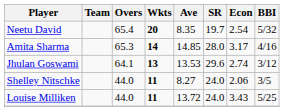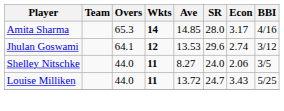- row: (34, 30)
(153, 64) 13 -> (153, 47) 12
(215, 98) 24.0 -> (215, 81) 24.7
